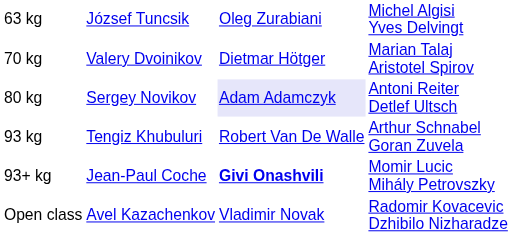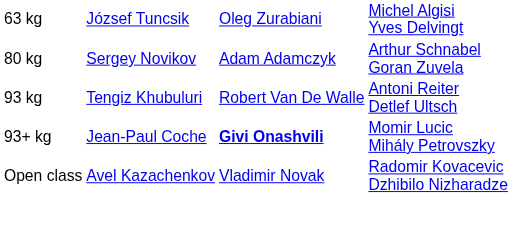- row: (23, 58)
(277, 97) lavender background -> (277, 58) no background
(414, 97) Antoni Reiter Detlef Ultsch -> (425, 58) Arthur Schnabel Goran Zuvela
(425, 137) Arthur Schnabel Goran Zuvela -> (414, 97) Antoni Reiter Detlef Ultsch
